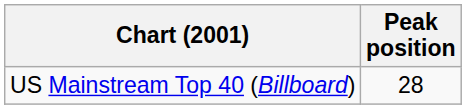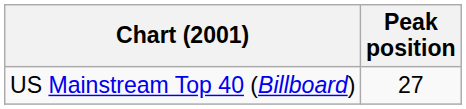(411, 85) 28 -> (411, 85) 27
